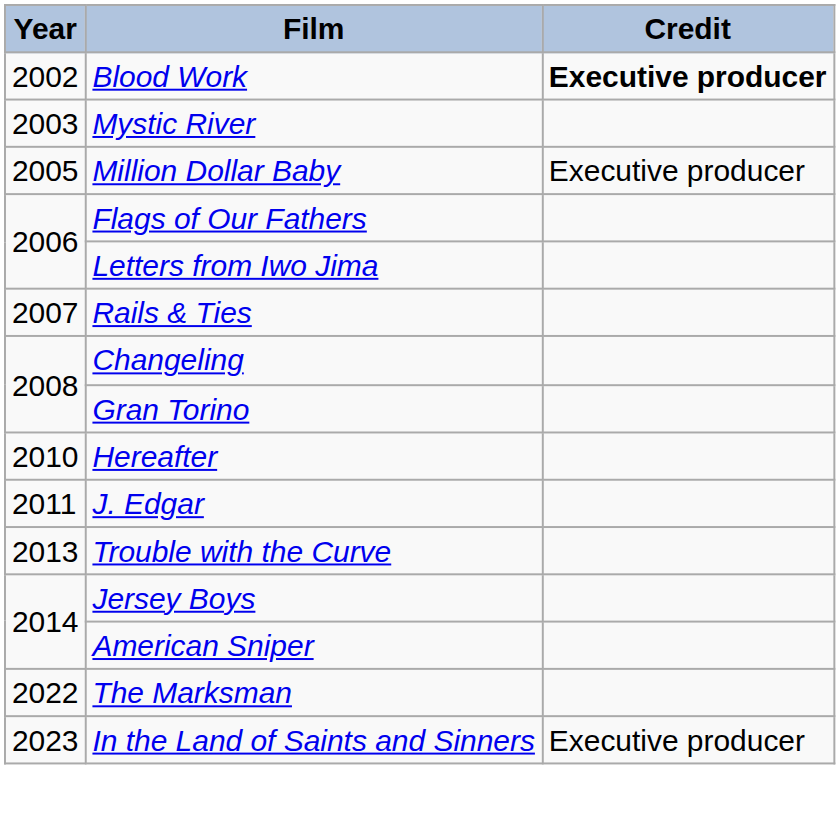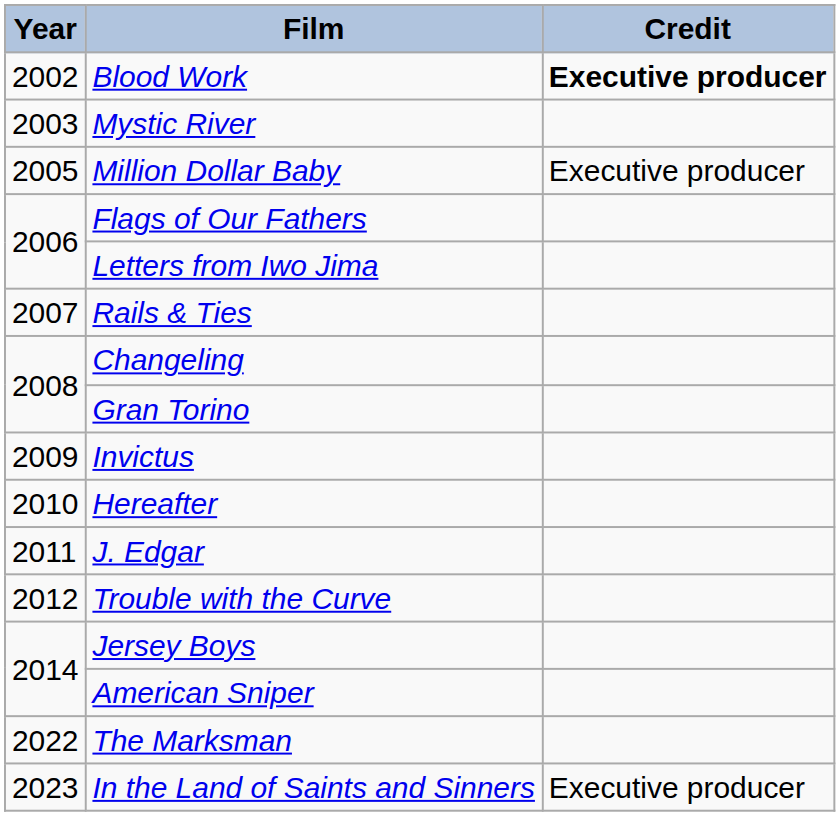+ row: (143, 456)
(45, 550) 2013 -> (45, 598) 2012
